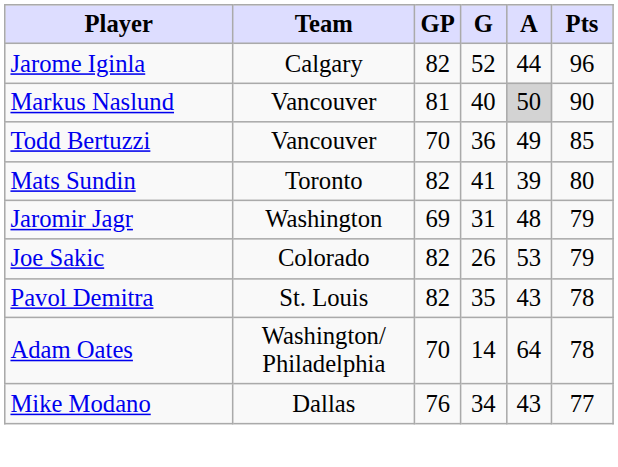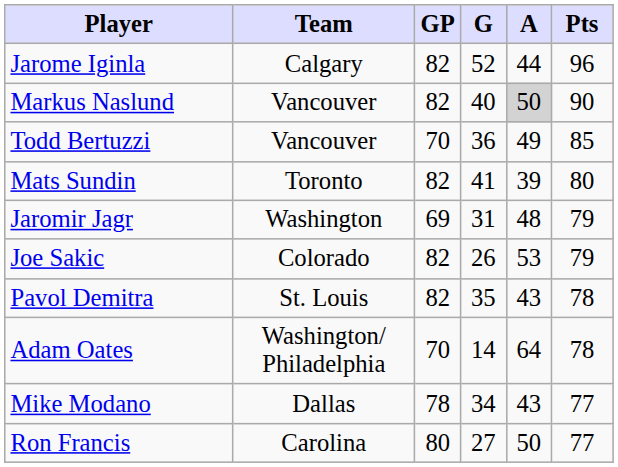(438, 102) 81 -> (438, 102) 82
(438, 403) 76 -> (438, 403) 78
+ row: (70, 442)
